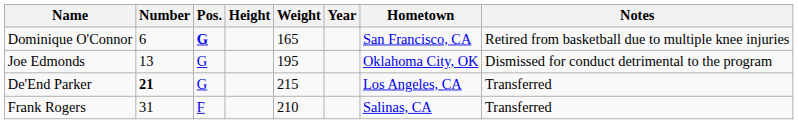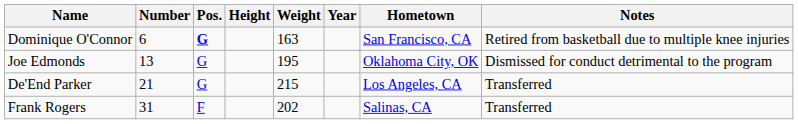(288, 38) 165 -> (288, 38) 163
(146, 84) bold -> (146, 84) normal
(288, 107) 210 -> (288, 107) 202
